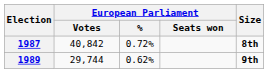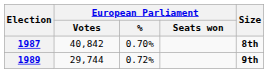(140, 44) 0.72% -> (140, 44) 0.70%
(140, 60) 0.62% -> (140, 60) 0.72%
